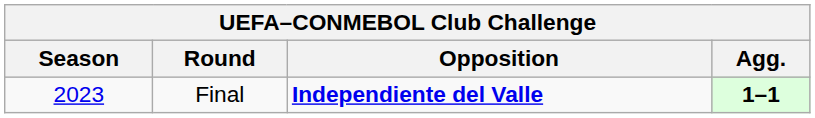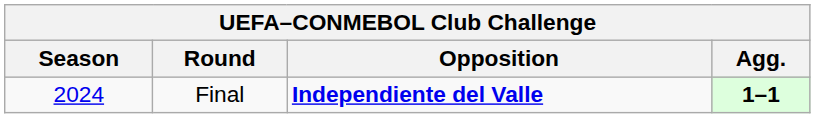(79, 94) 2023 -> (79, 94) 2024
